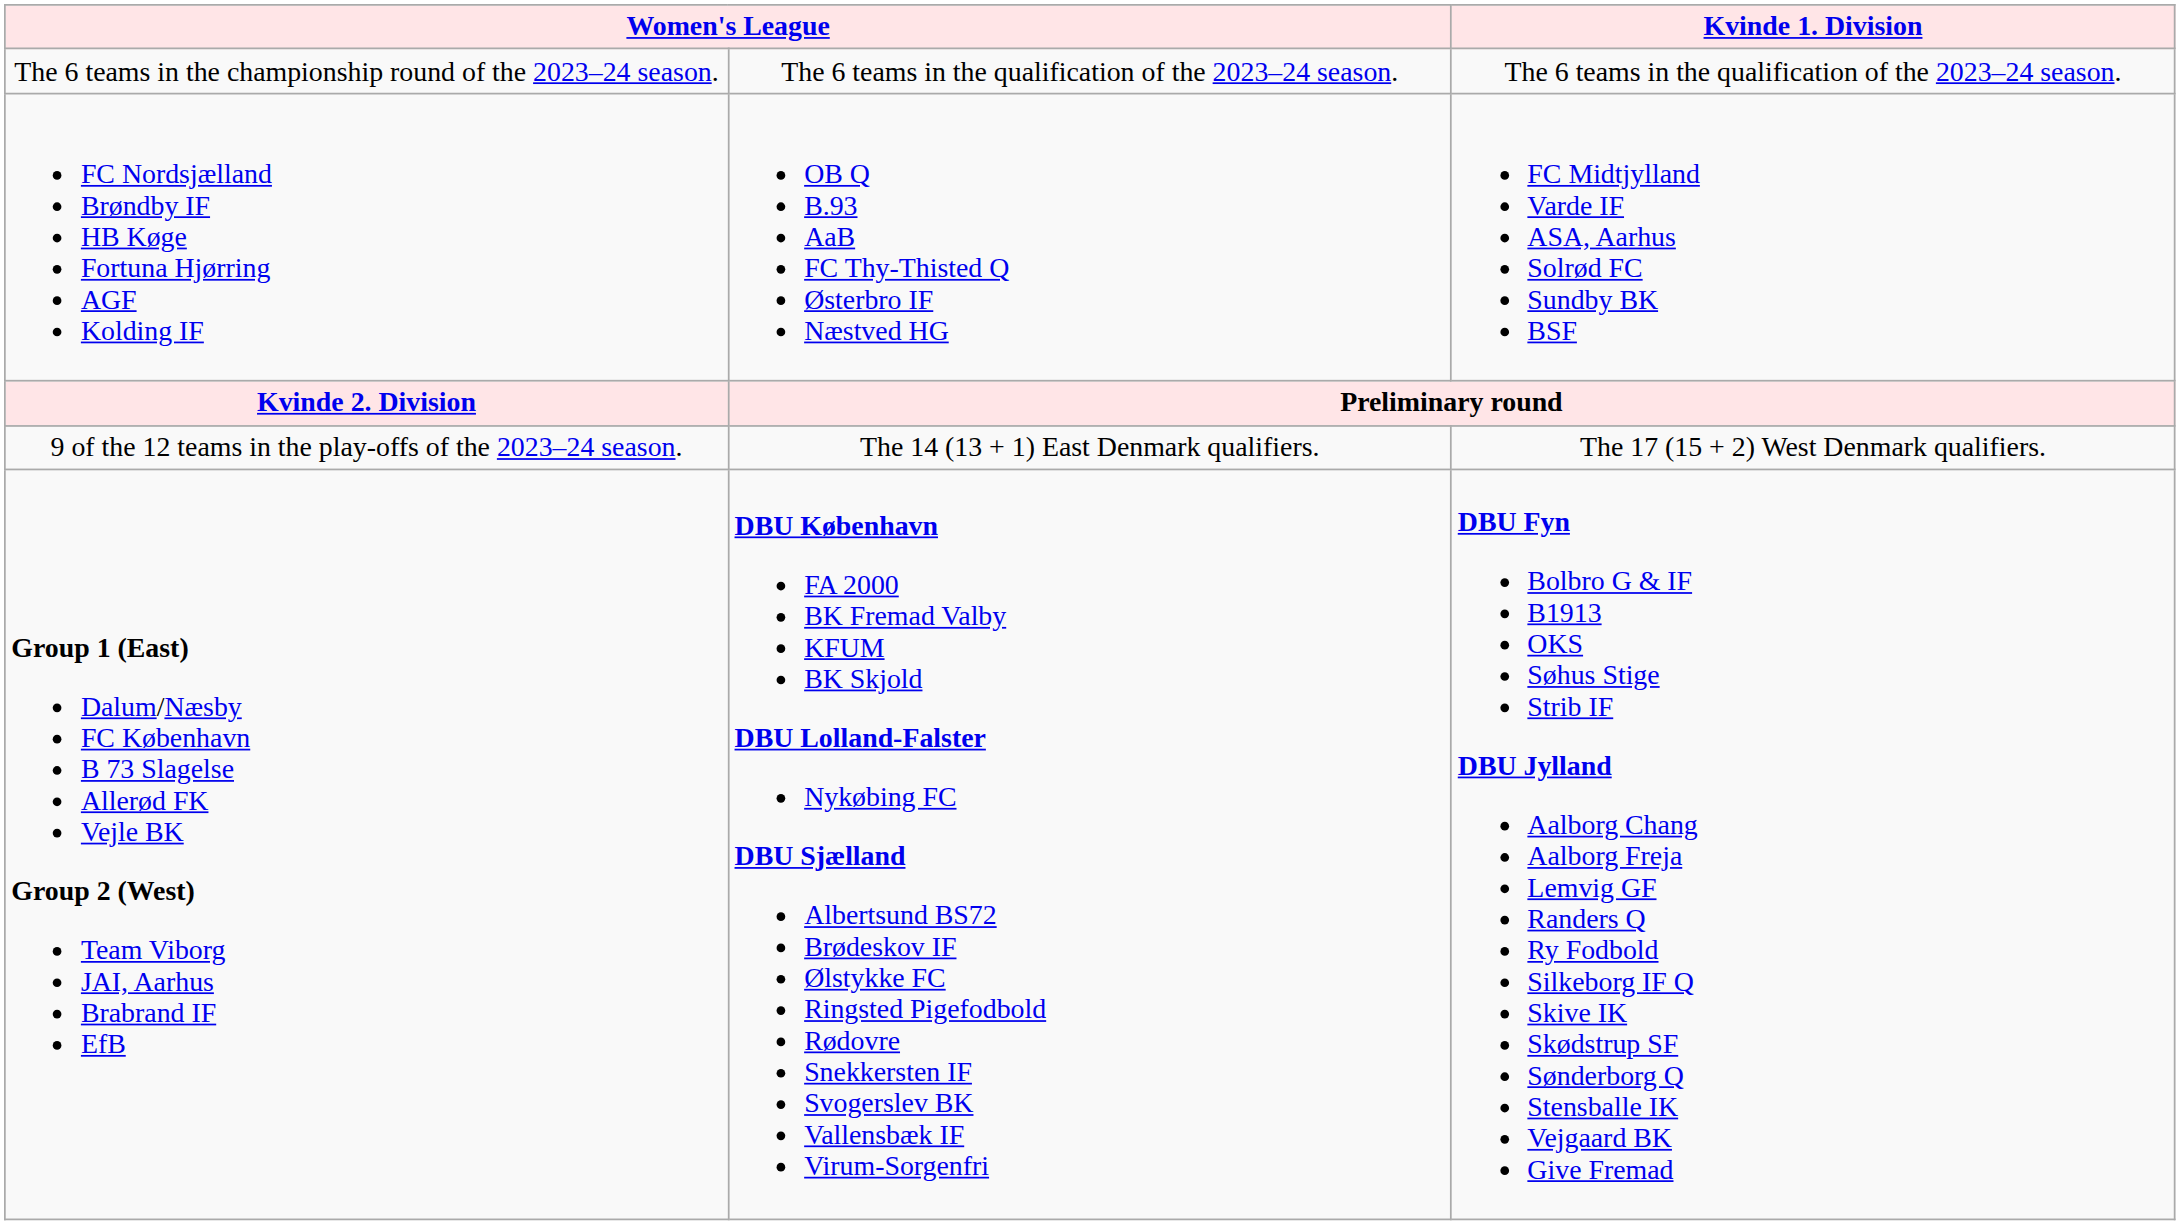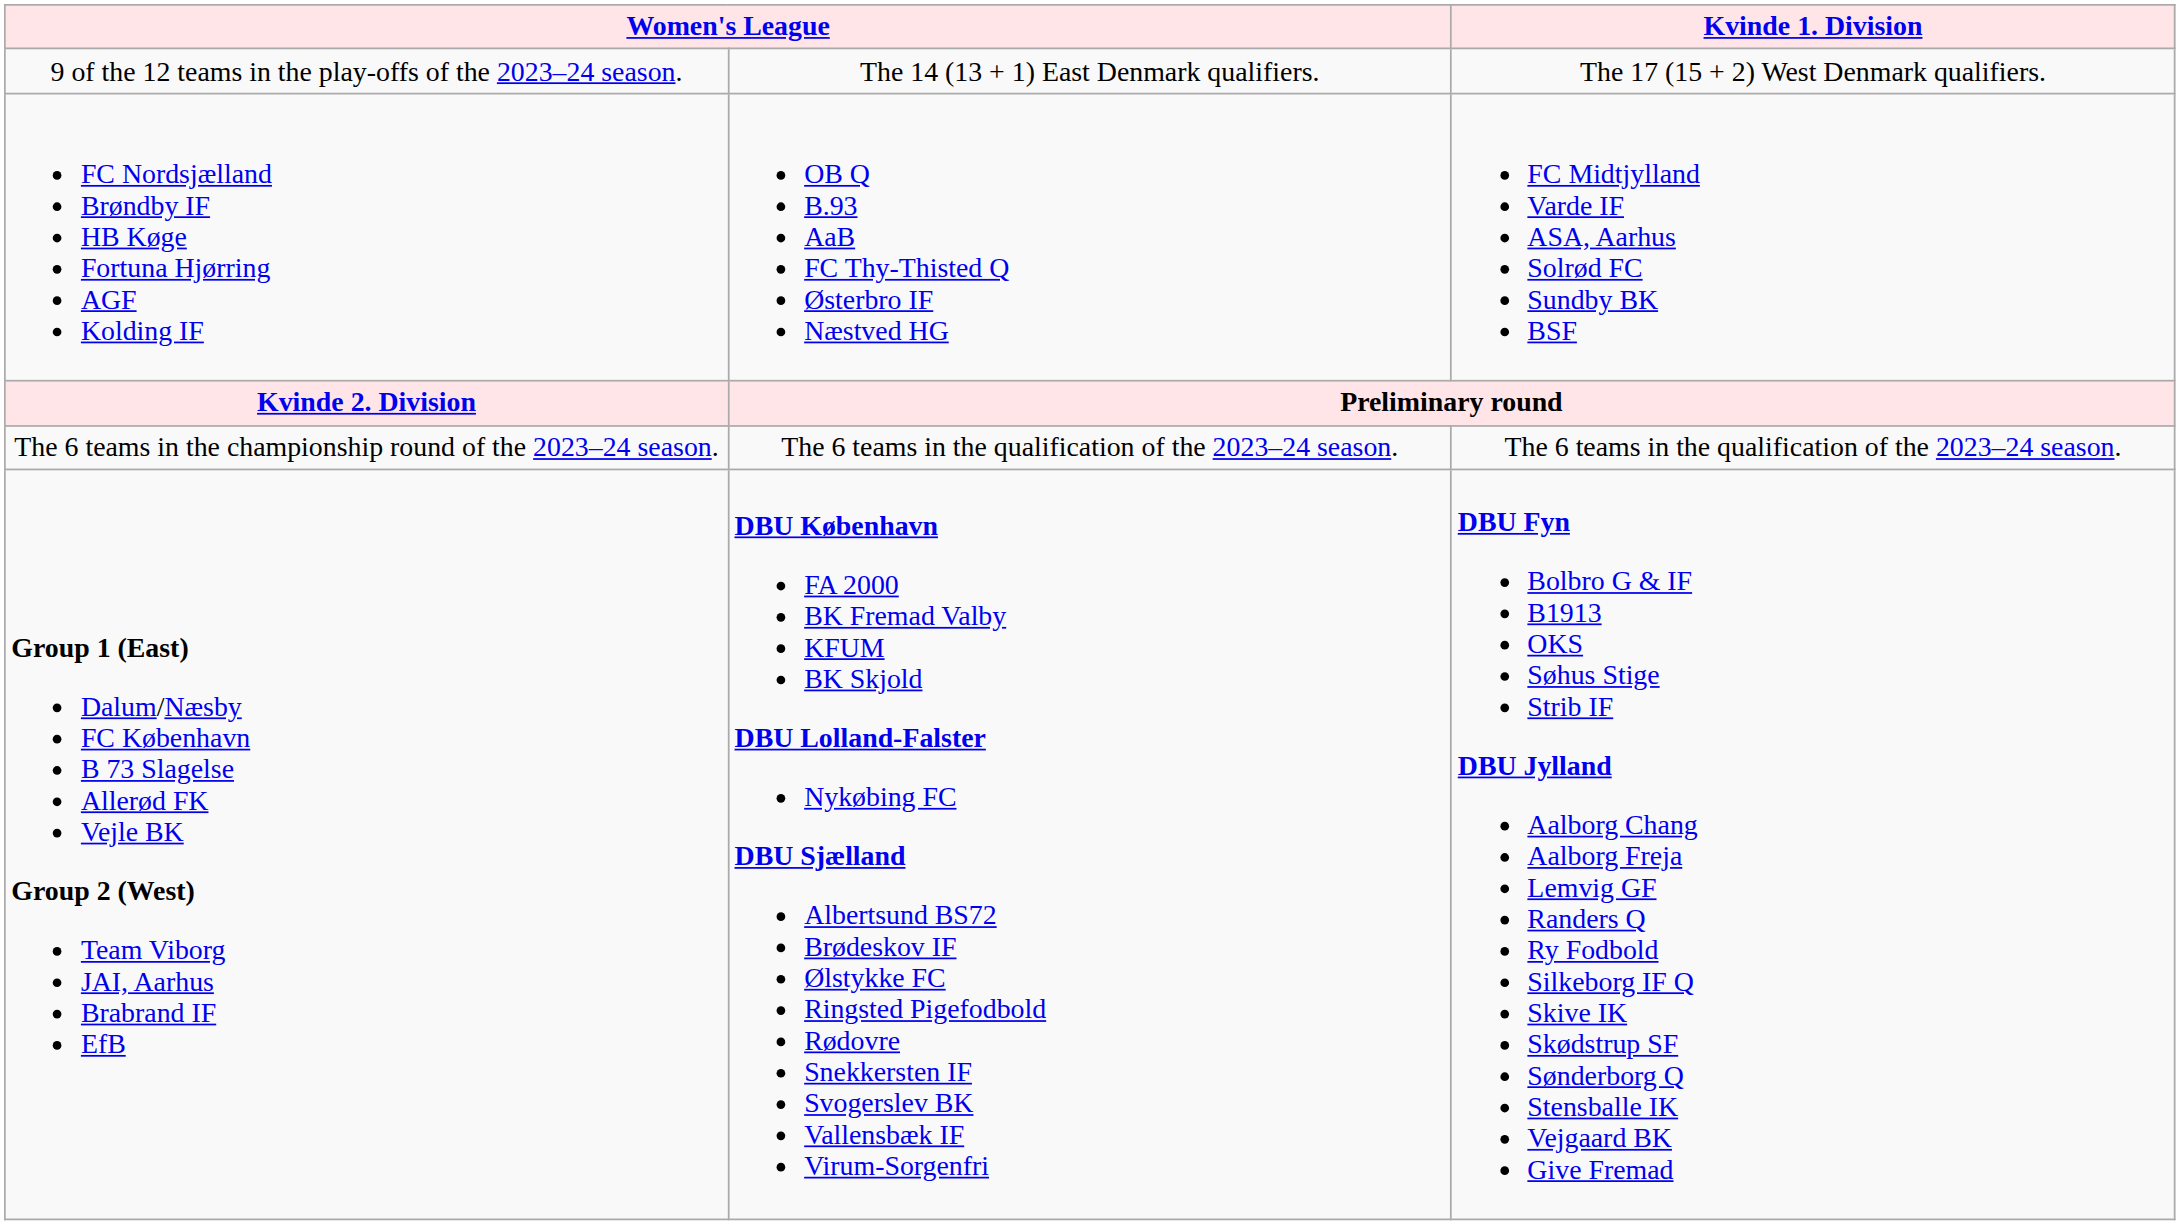rows swapped: (366, 70) <-> (366, 446)
